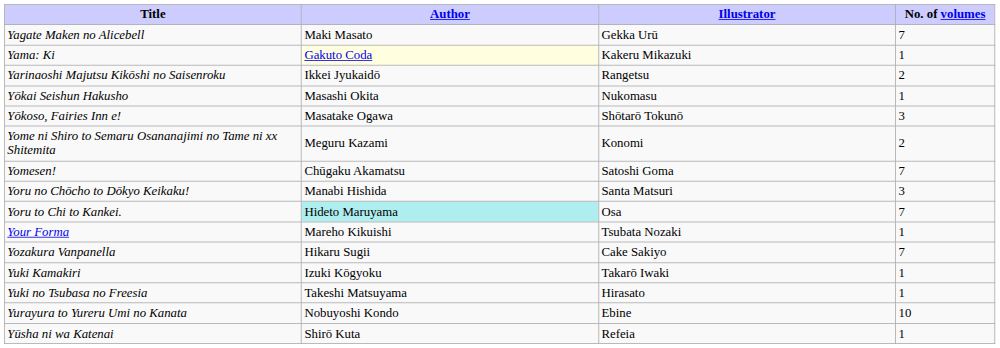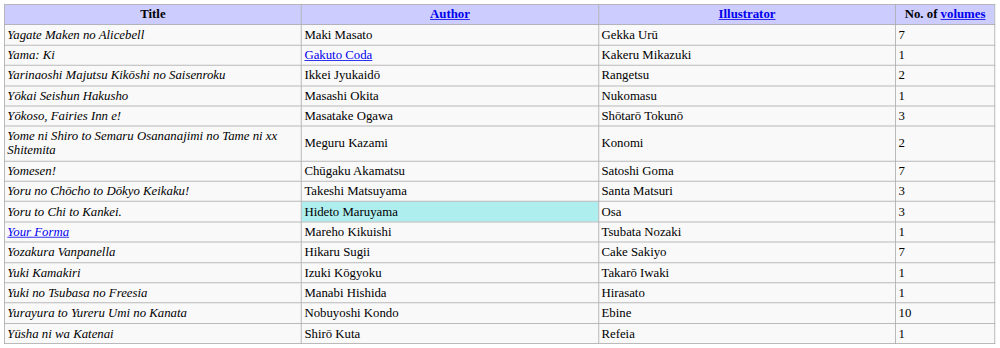(338, 55) lightyellow background -> (338, 55) no background
(345, 191) Manabi Hishida -> (356, 191) Takeshi Matsuyama
(902, 211) 7 -> (902, 211) 3
(356, 292) Takeshi Matsuyama -> (345, 292) Manabi Hishida
